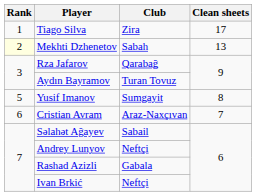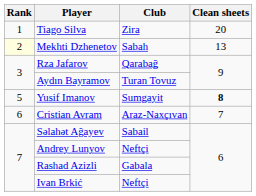(221, 30) 17 -> (221, 30) 20
(221, 98) normal -> (221, 98) bold
